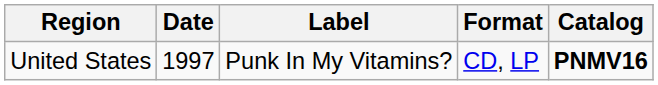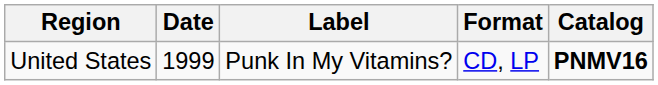(188, 60) 1997 -> (188, 60) 1999
